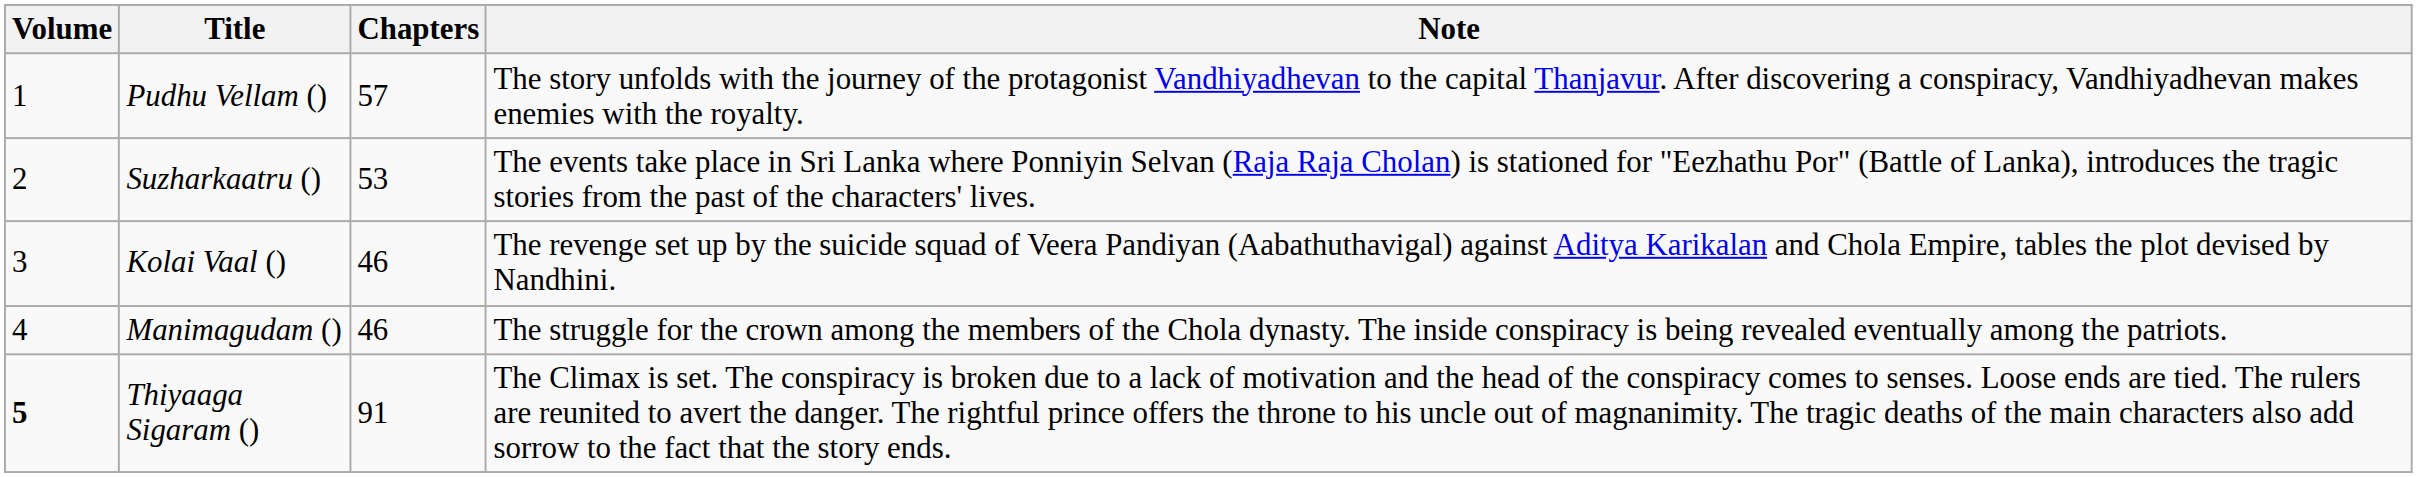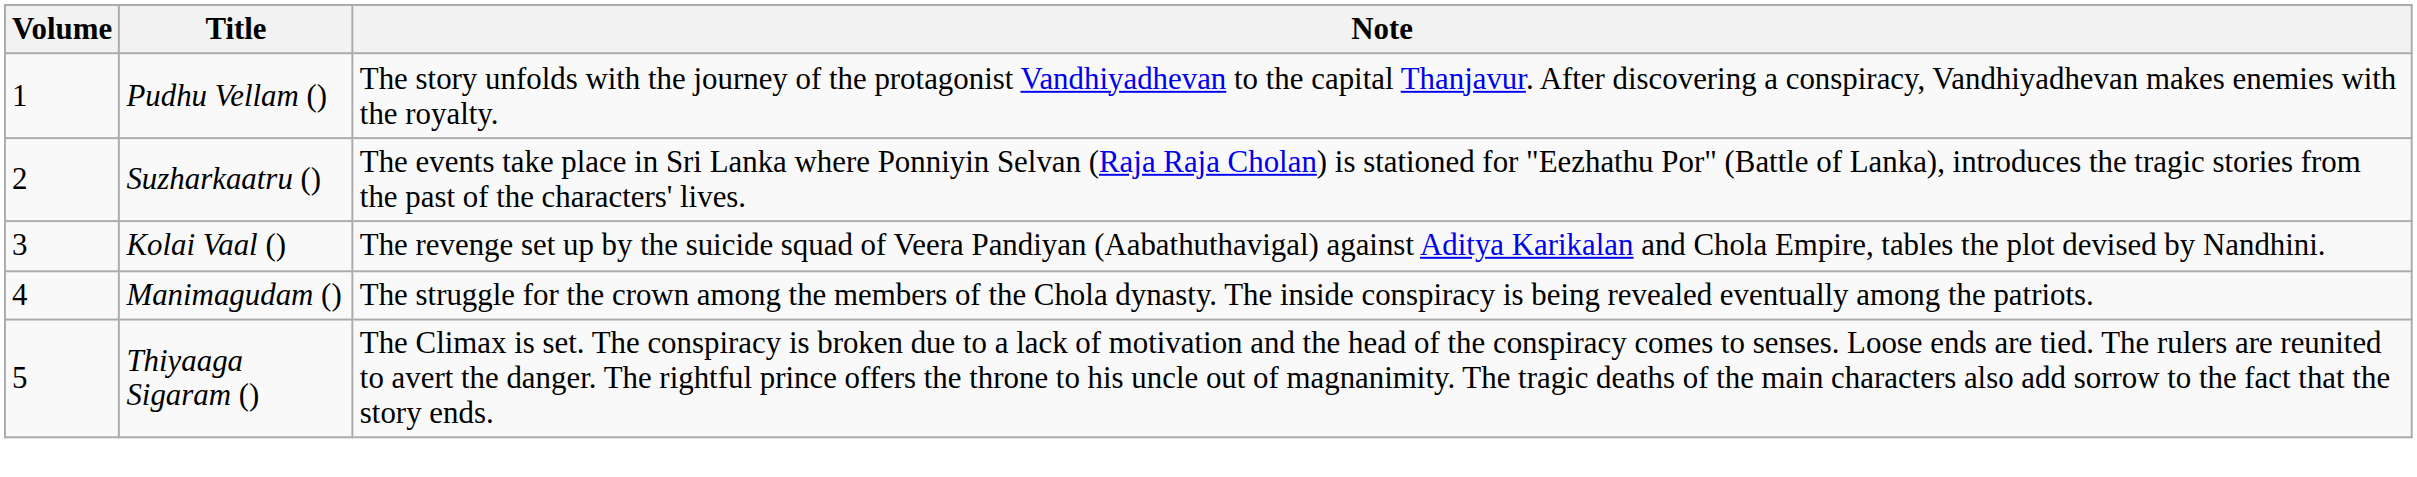- column: (418, 28)
(20, 412) bold -> (20, 378) normal
